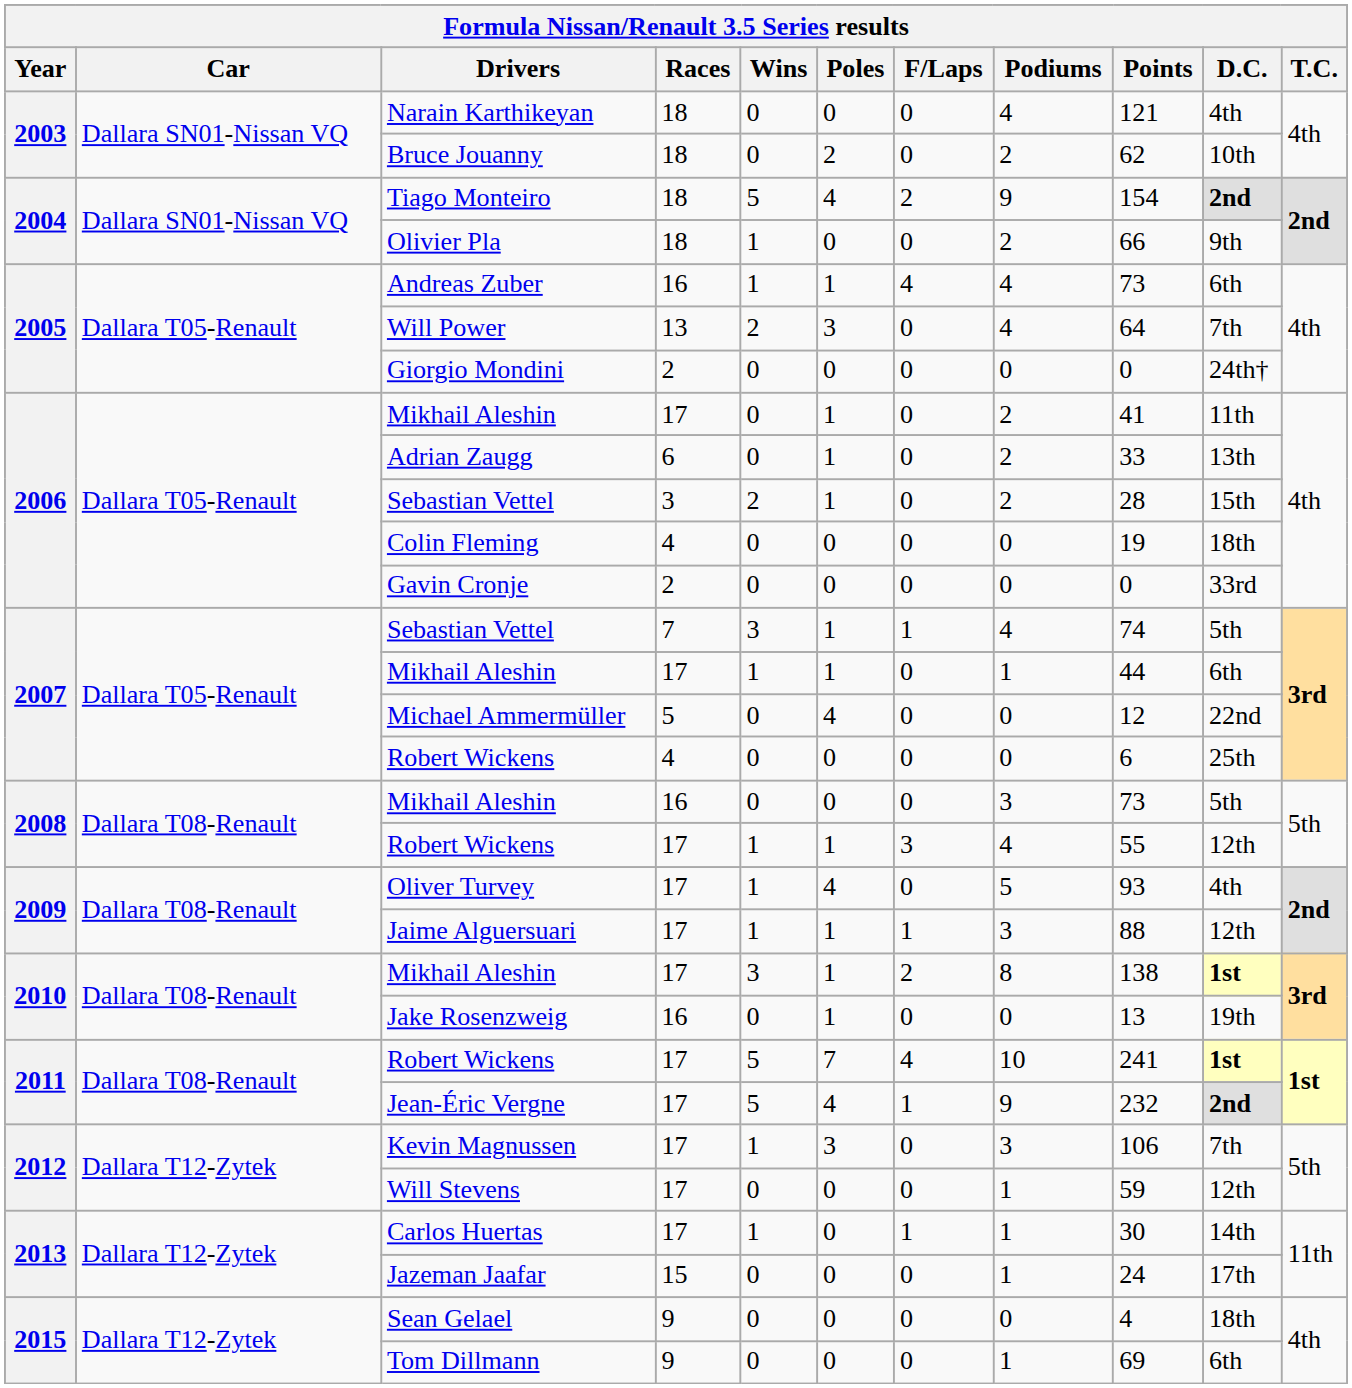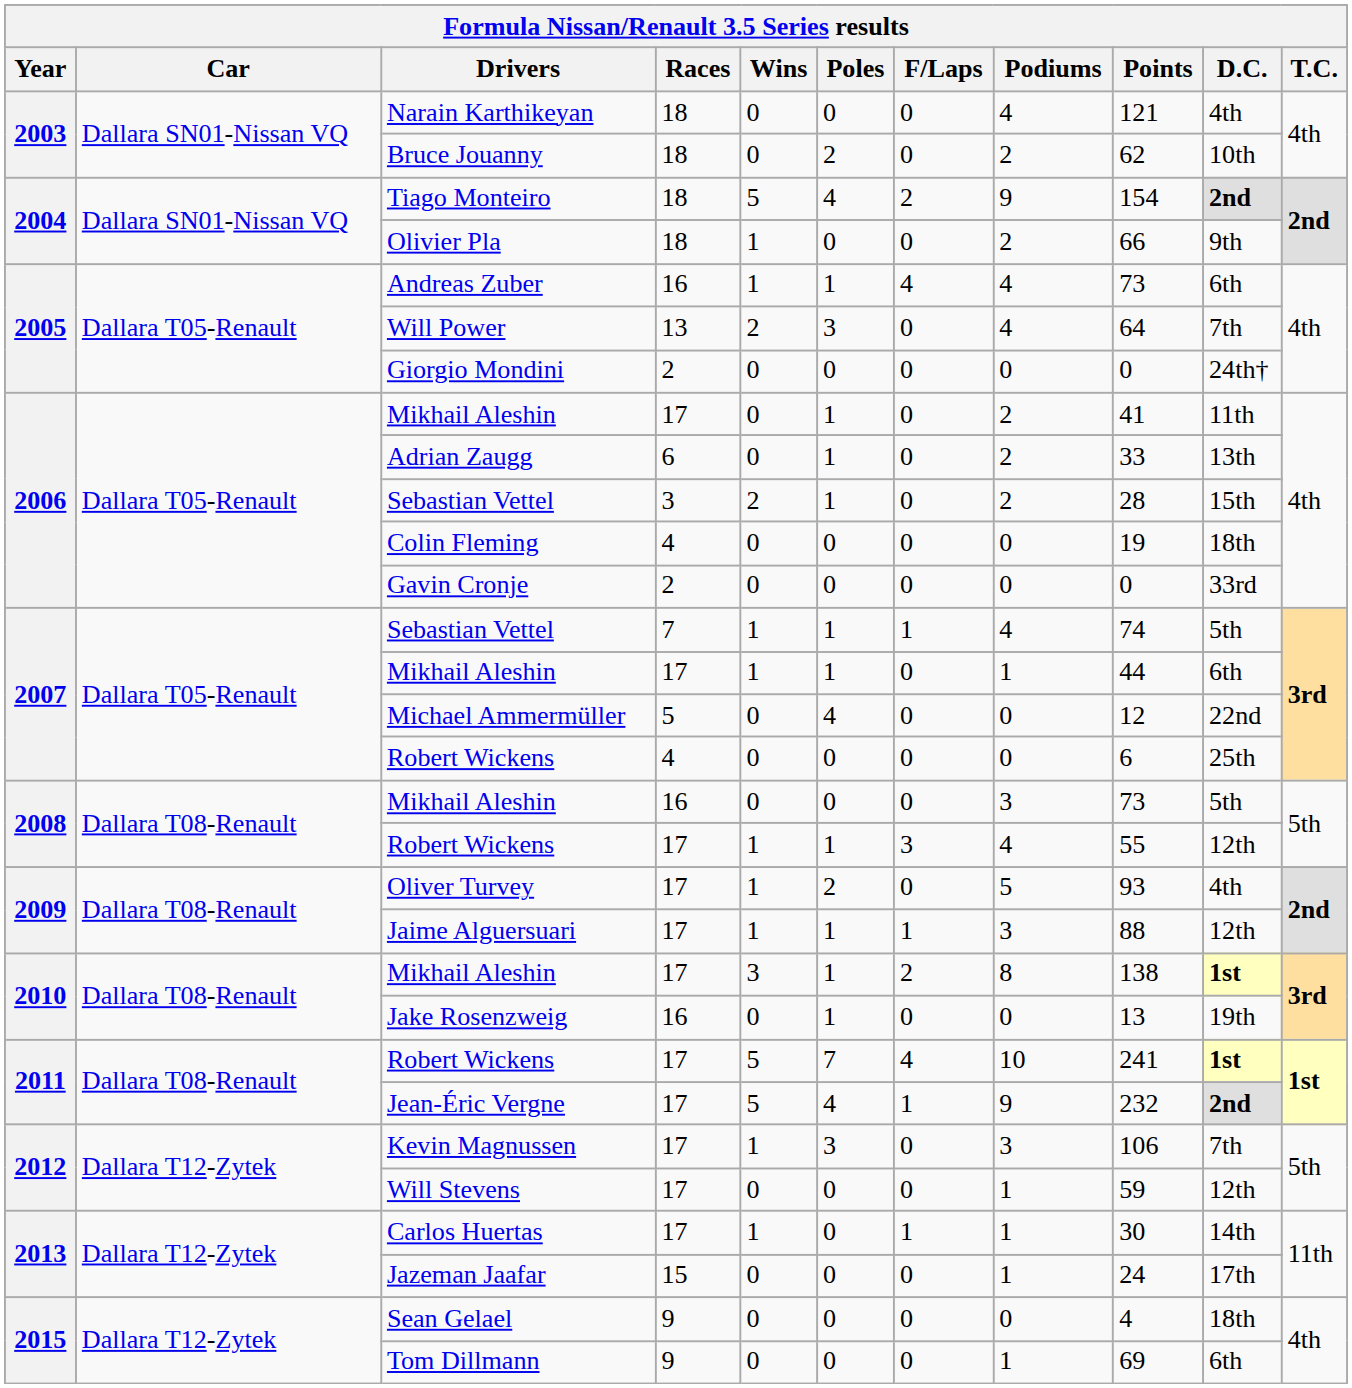(753, 628) 3 -> (753, 628) 1
(830, 887) 4 -> (830, 887) 2
